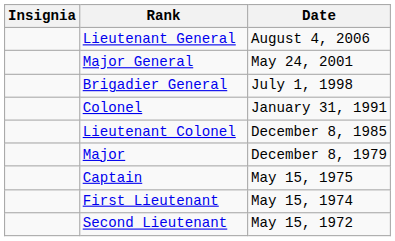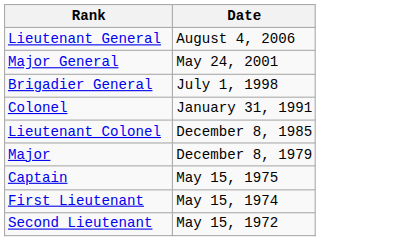- column: (42, 16)
